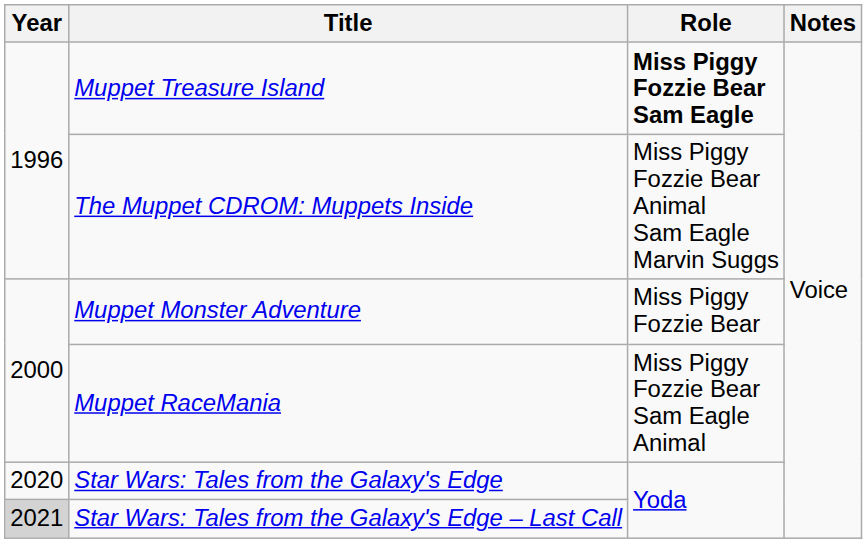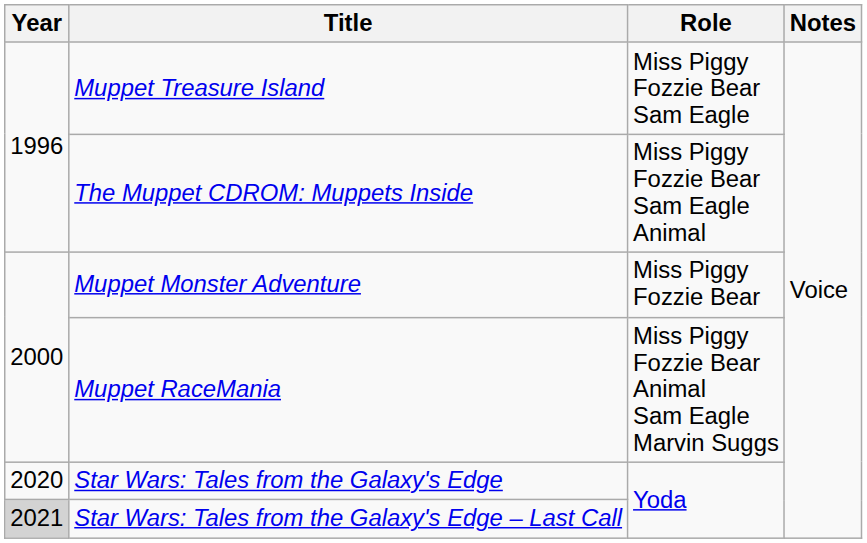(699, 88) bold -> (697, 88) normal
(706, 206) Miss Piggy Fozzie Bear Animal Sam Eagle Marvin Suggs -> (697, 192) Miss Piggy Fozzie Bear Sam Eagle Animal
(697, 402) Miss Piggy Fozzie Bear Sam Eagle Animal -> (706, 389) Miss Piggy Fozzie Bear Animal Sam Eagle Marvin Suggs
